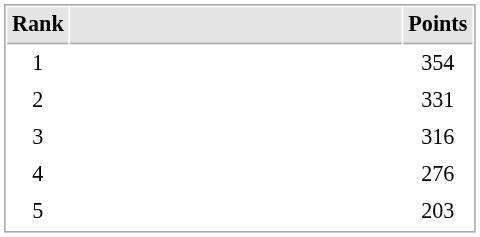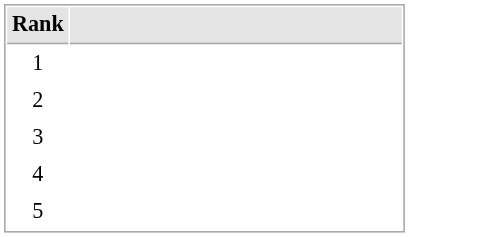- column: (438, 24)
